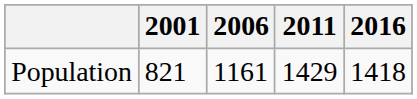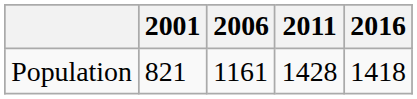(310, 70) 1429 -> (310, 70) 1428
